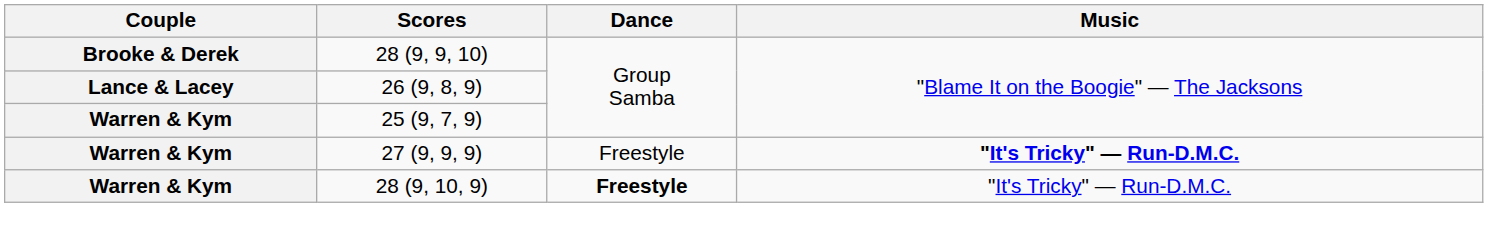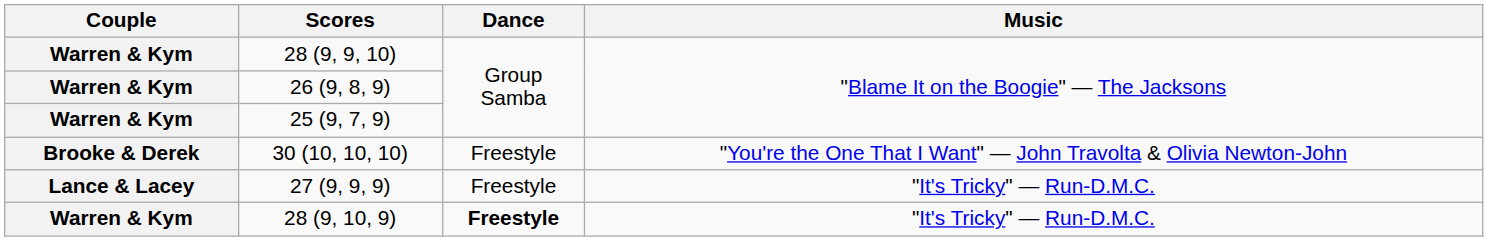(161, 53) Brooke & Derek -> (121, 53) Warren & Kym
(161, 86) Lance & Lacey -> (121, 86) Warren & Kym
+ row: (340, 152)
(161, 152) Warren & Kym -> (121, 185) Lance & Lacey
(1110, 152) bold -> (1033, 185) normal
